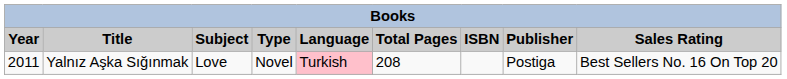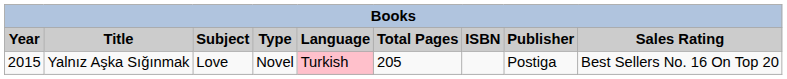(24, 62) 2011 -> (24, 62) 2015
(388, 62) 208 -> (389, 62) 205
